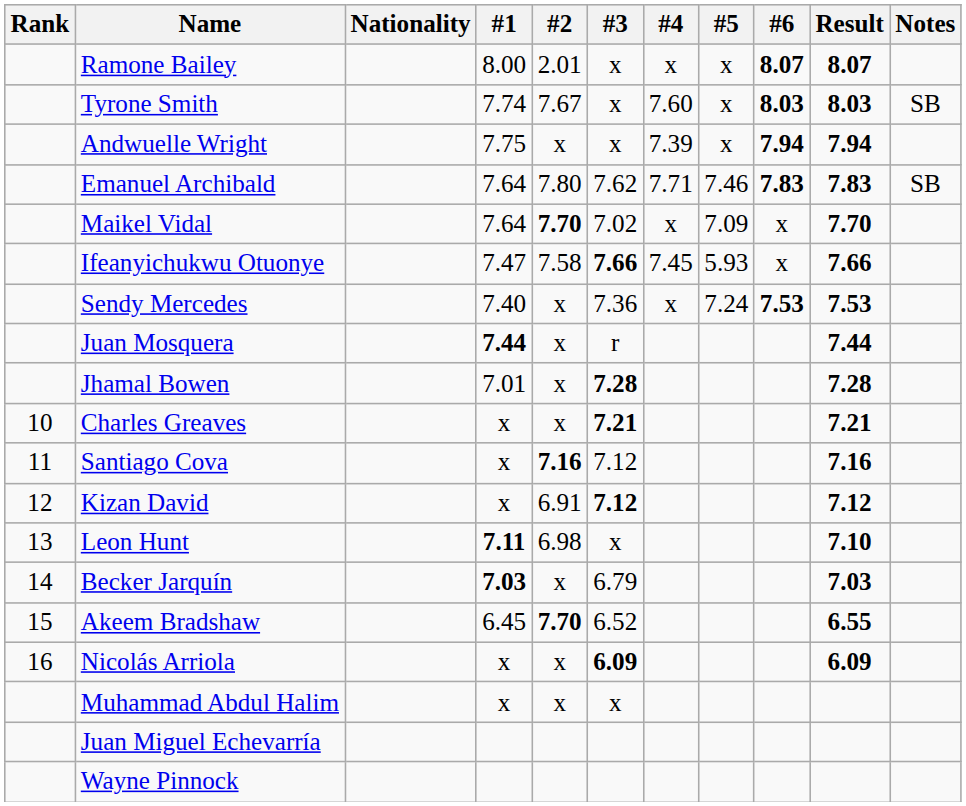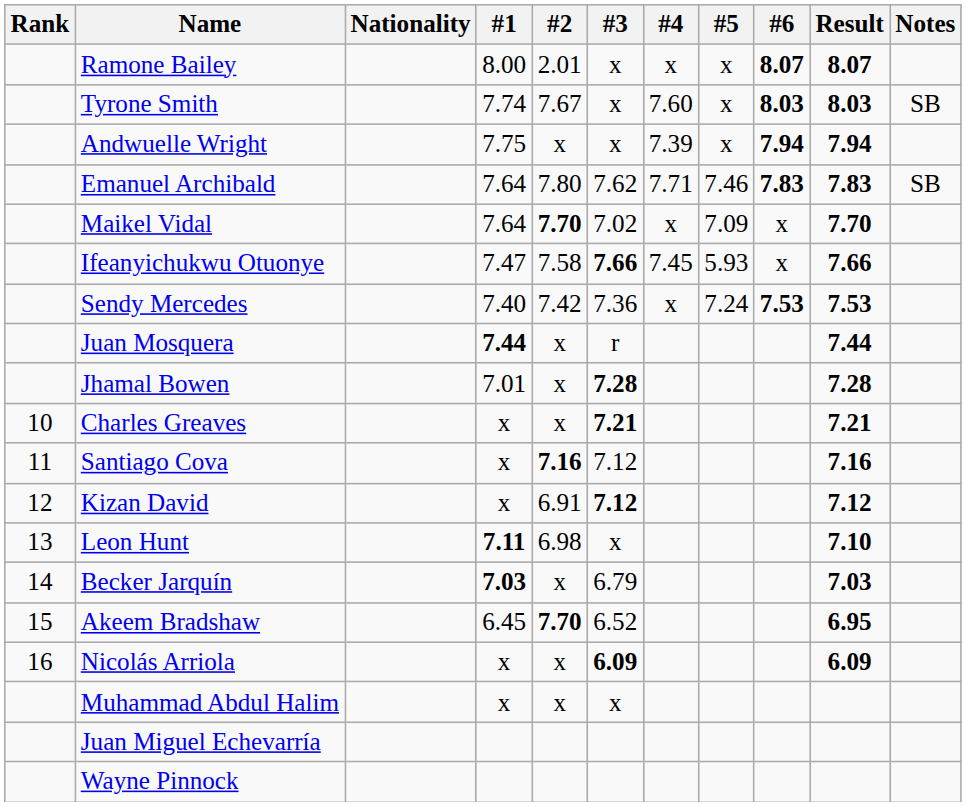(560, 303) x -> (560, 303) 7.42
(850, 622) 6.55 -> (850, 622) 6.95
